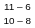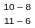rows swapped: (17, 7) <-> (17, 20)
